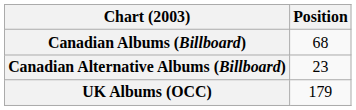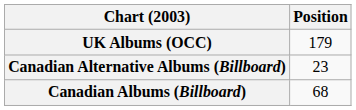rows swapped: (147, 42) <-> (147, 92)
